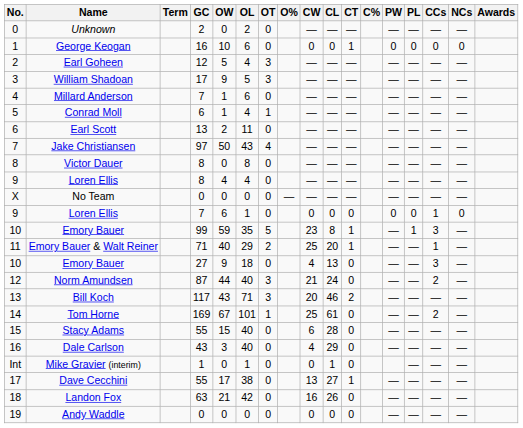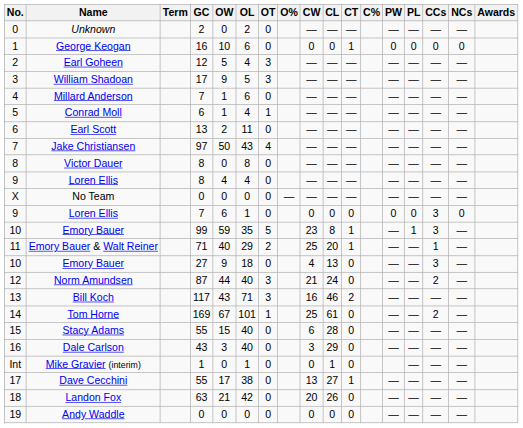(436, 213) 1 -> (436, 213) 3
(312, 297) 20 -> (312, 297) 16
(312, 347) 4 -> (312, 347) 3
(312, 398) 16 -> (312, 398) 20
